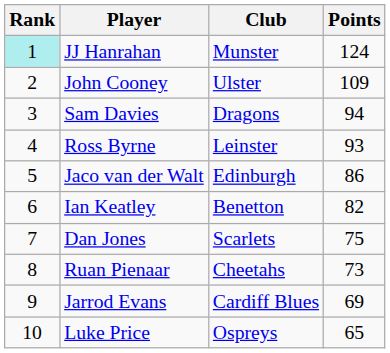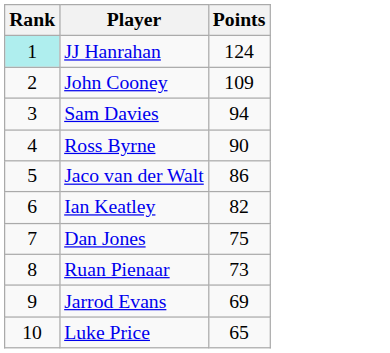- column: (266, 20)
(354, 144) 93 -> (239, 144) 90
